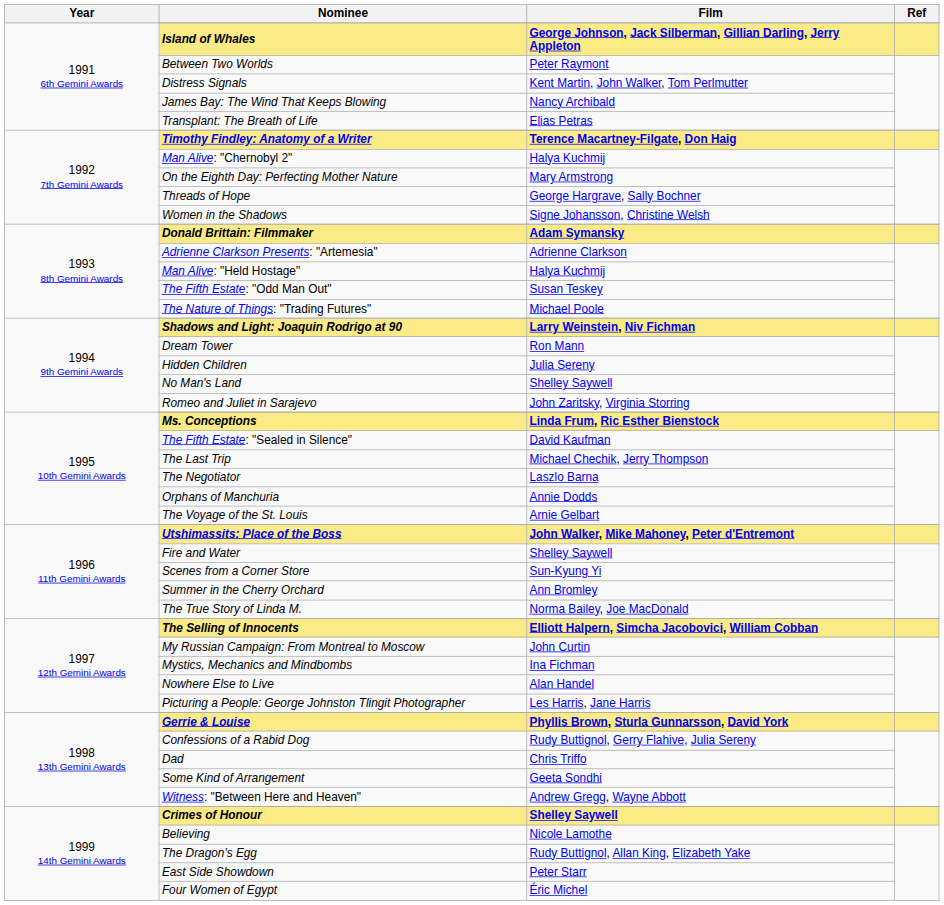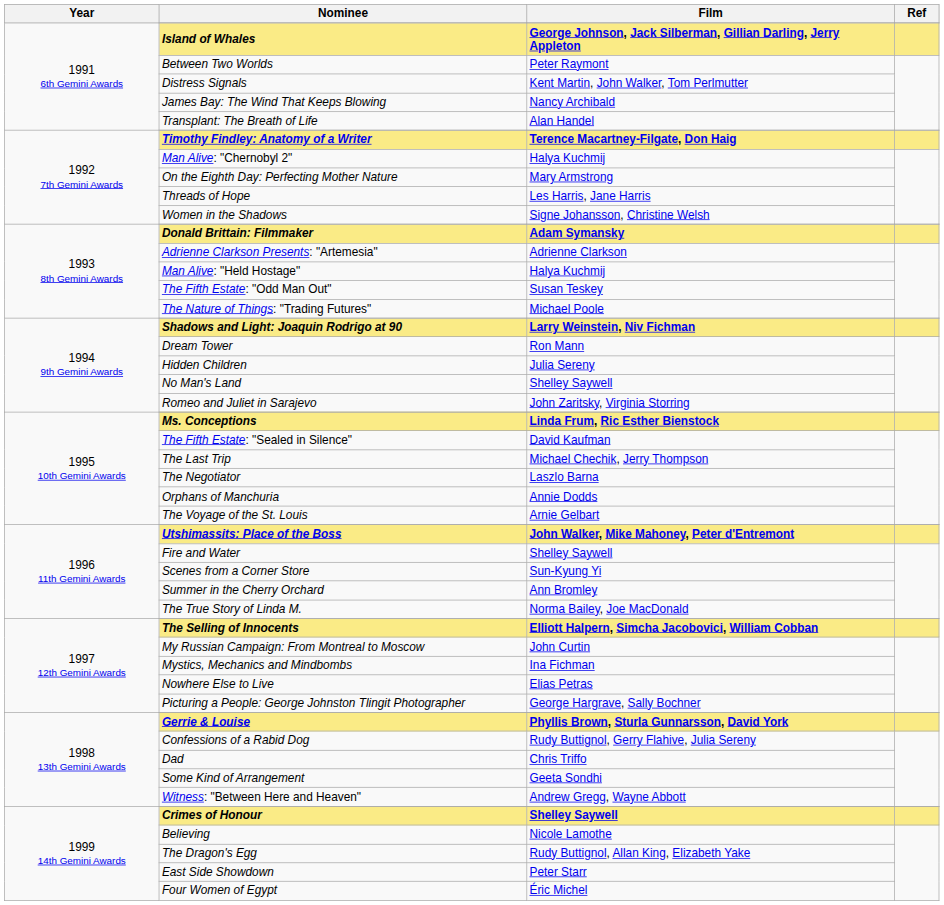(561, 121) Elias Petras -> (562, 121) Alan Handel
(615, 196) George Hargrave, Sally Bochner -> (590, 196) Les Harris, Jane Harris
(562, 684) Alan Handel -> (561, 684) Elias Petras
(590, 703) Les Harris, Jane Harris -> (615, 703) George Hargrave, Sally Bochner
